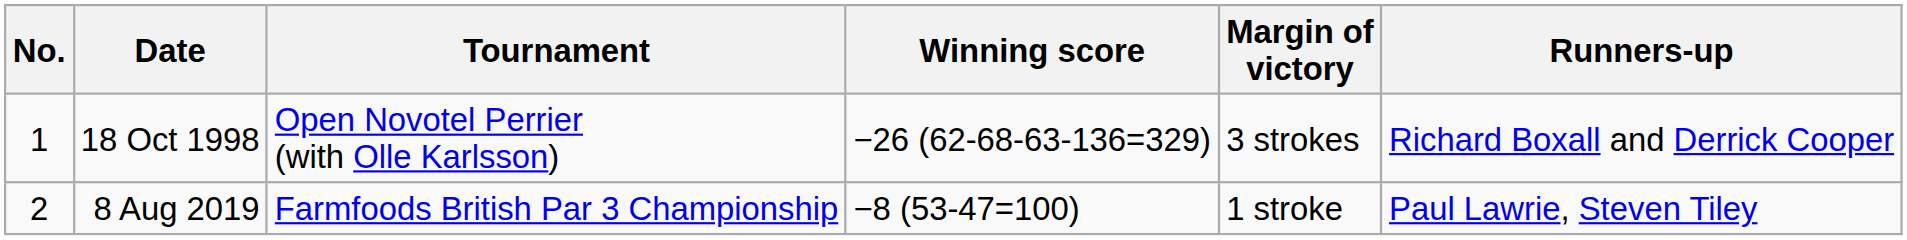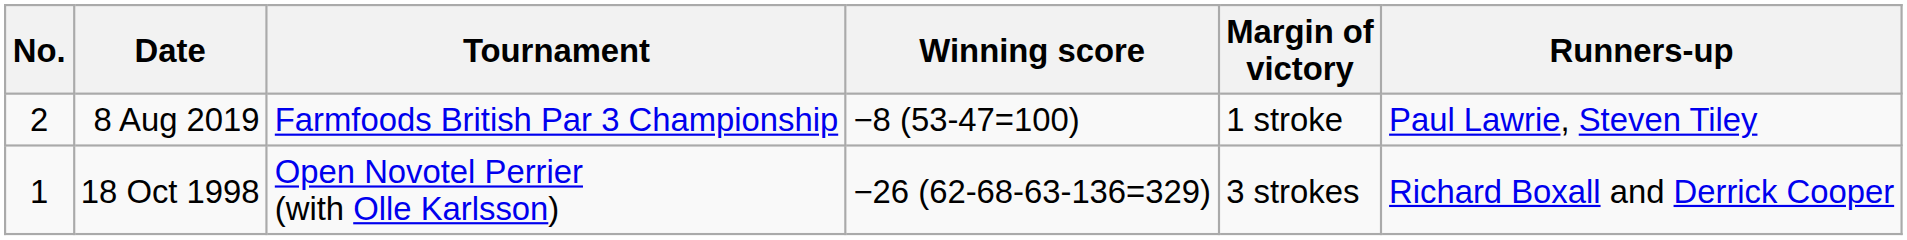rows swapped: (170, 138) <-> (177, 209)
